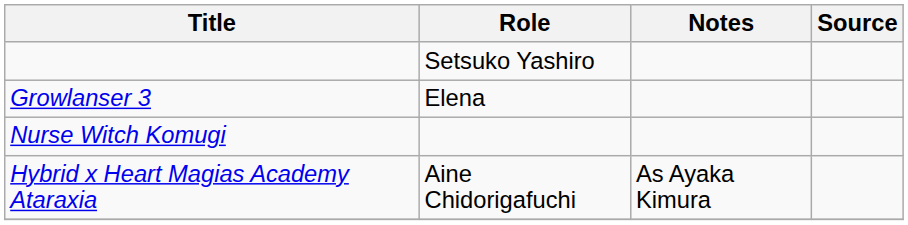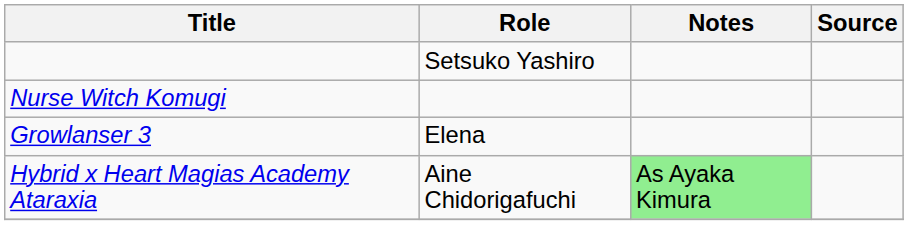rows swapped: (81, 98) <-> (118, 135)
(685, 186) no background -> (685, 186) lightgreen background
